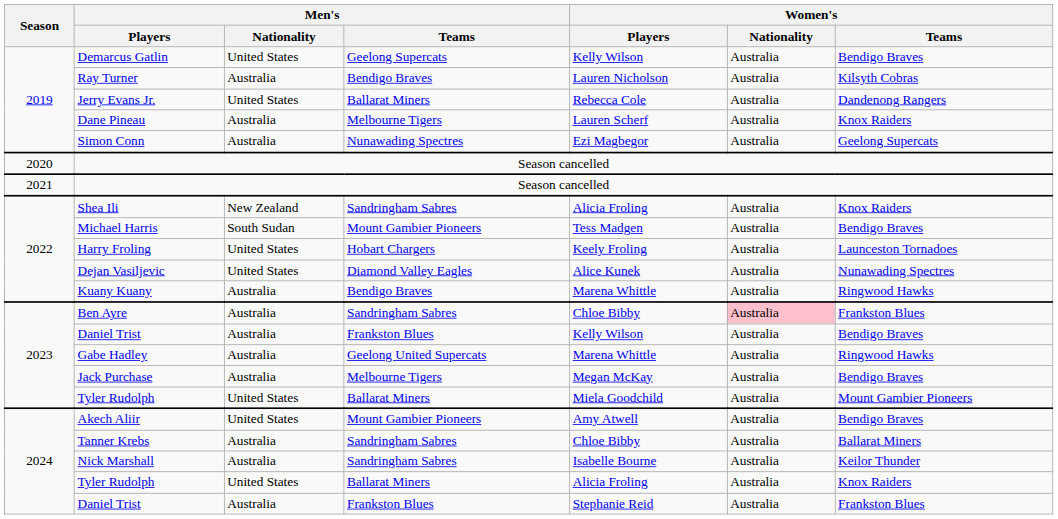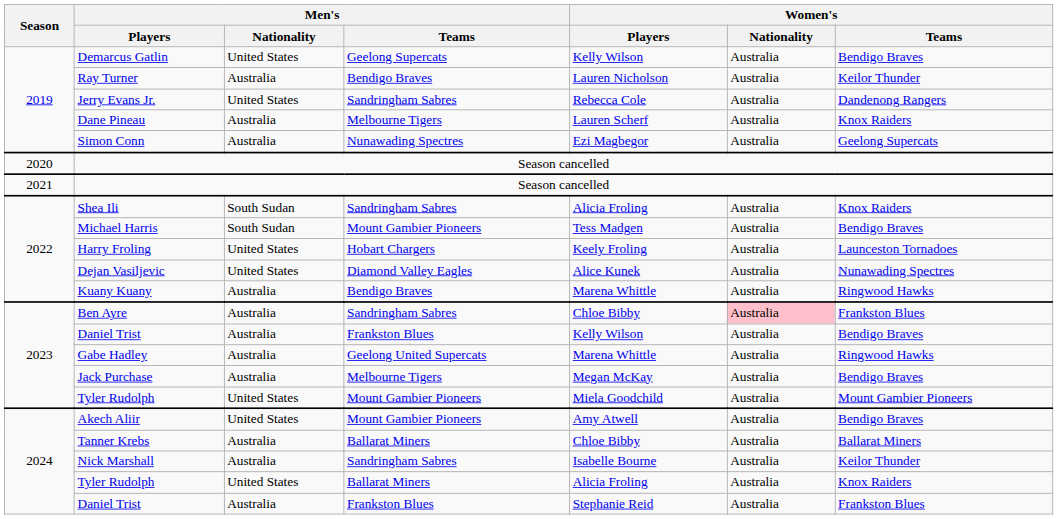(878, 78) Kilsyth Cobras -> (879, 78) Keilor Thunder
(389, 99) Ballarat Miners -> (402, 99) Sandringham Sabres
(263, 207) New Zealand -> (261, 207) South Sudan
(389, 397) Ballarat Miners -> (414, 397) Mount Gambier Pioneers
(402, 440) Sandringham Sabres -> (389, 440) Ballarat Miners
